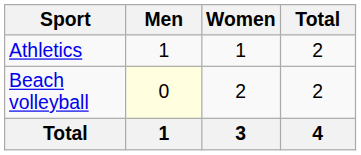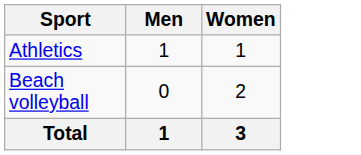- column: (318, 19)
(164, 92) lightyellow background -> (164, 92) no background
